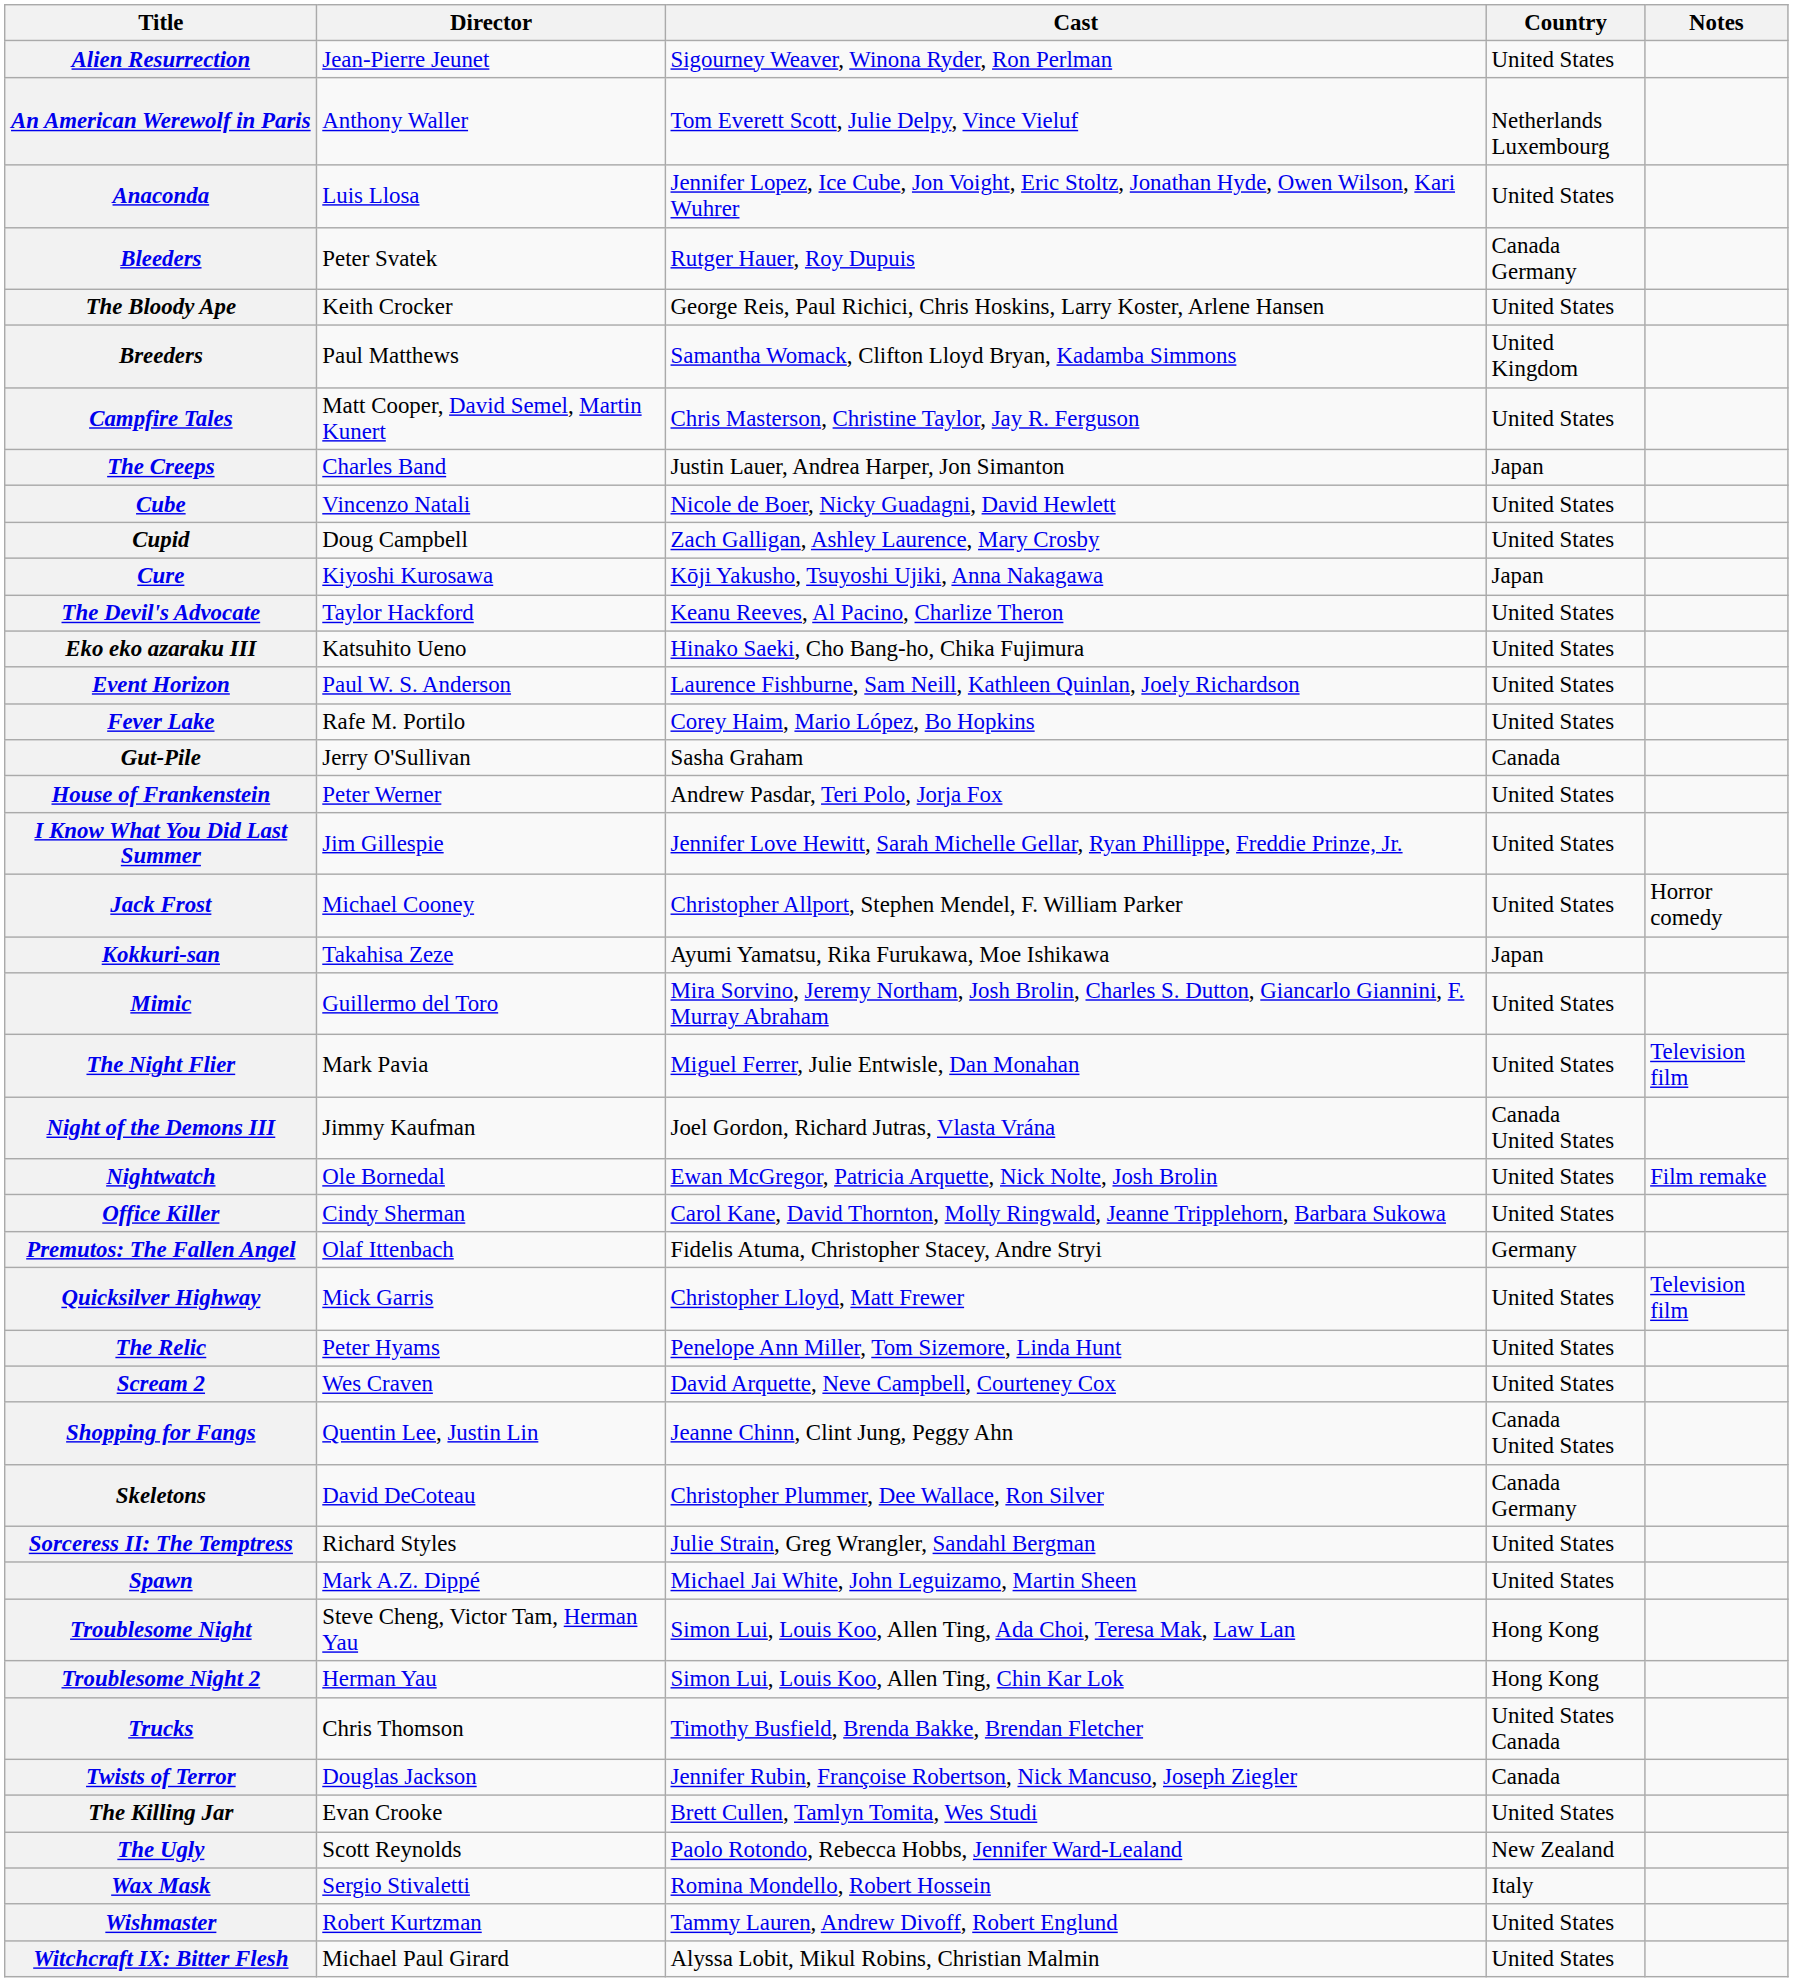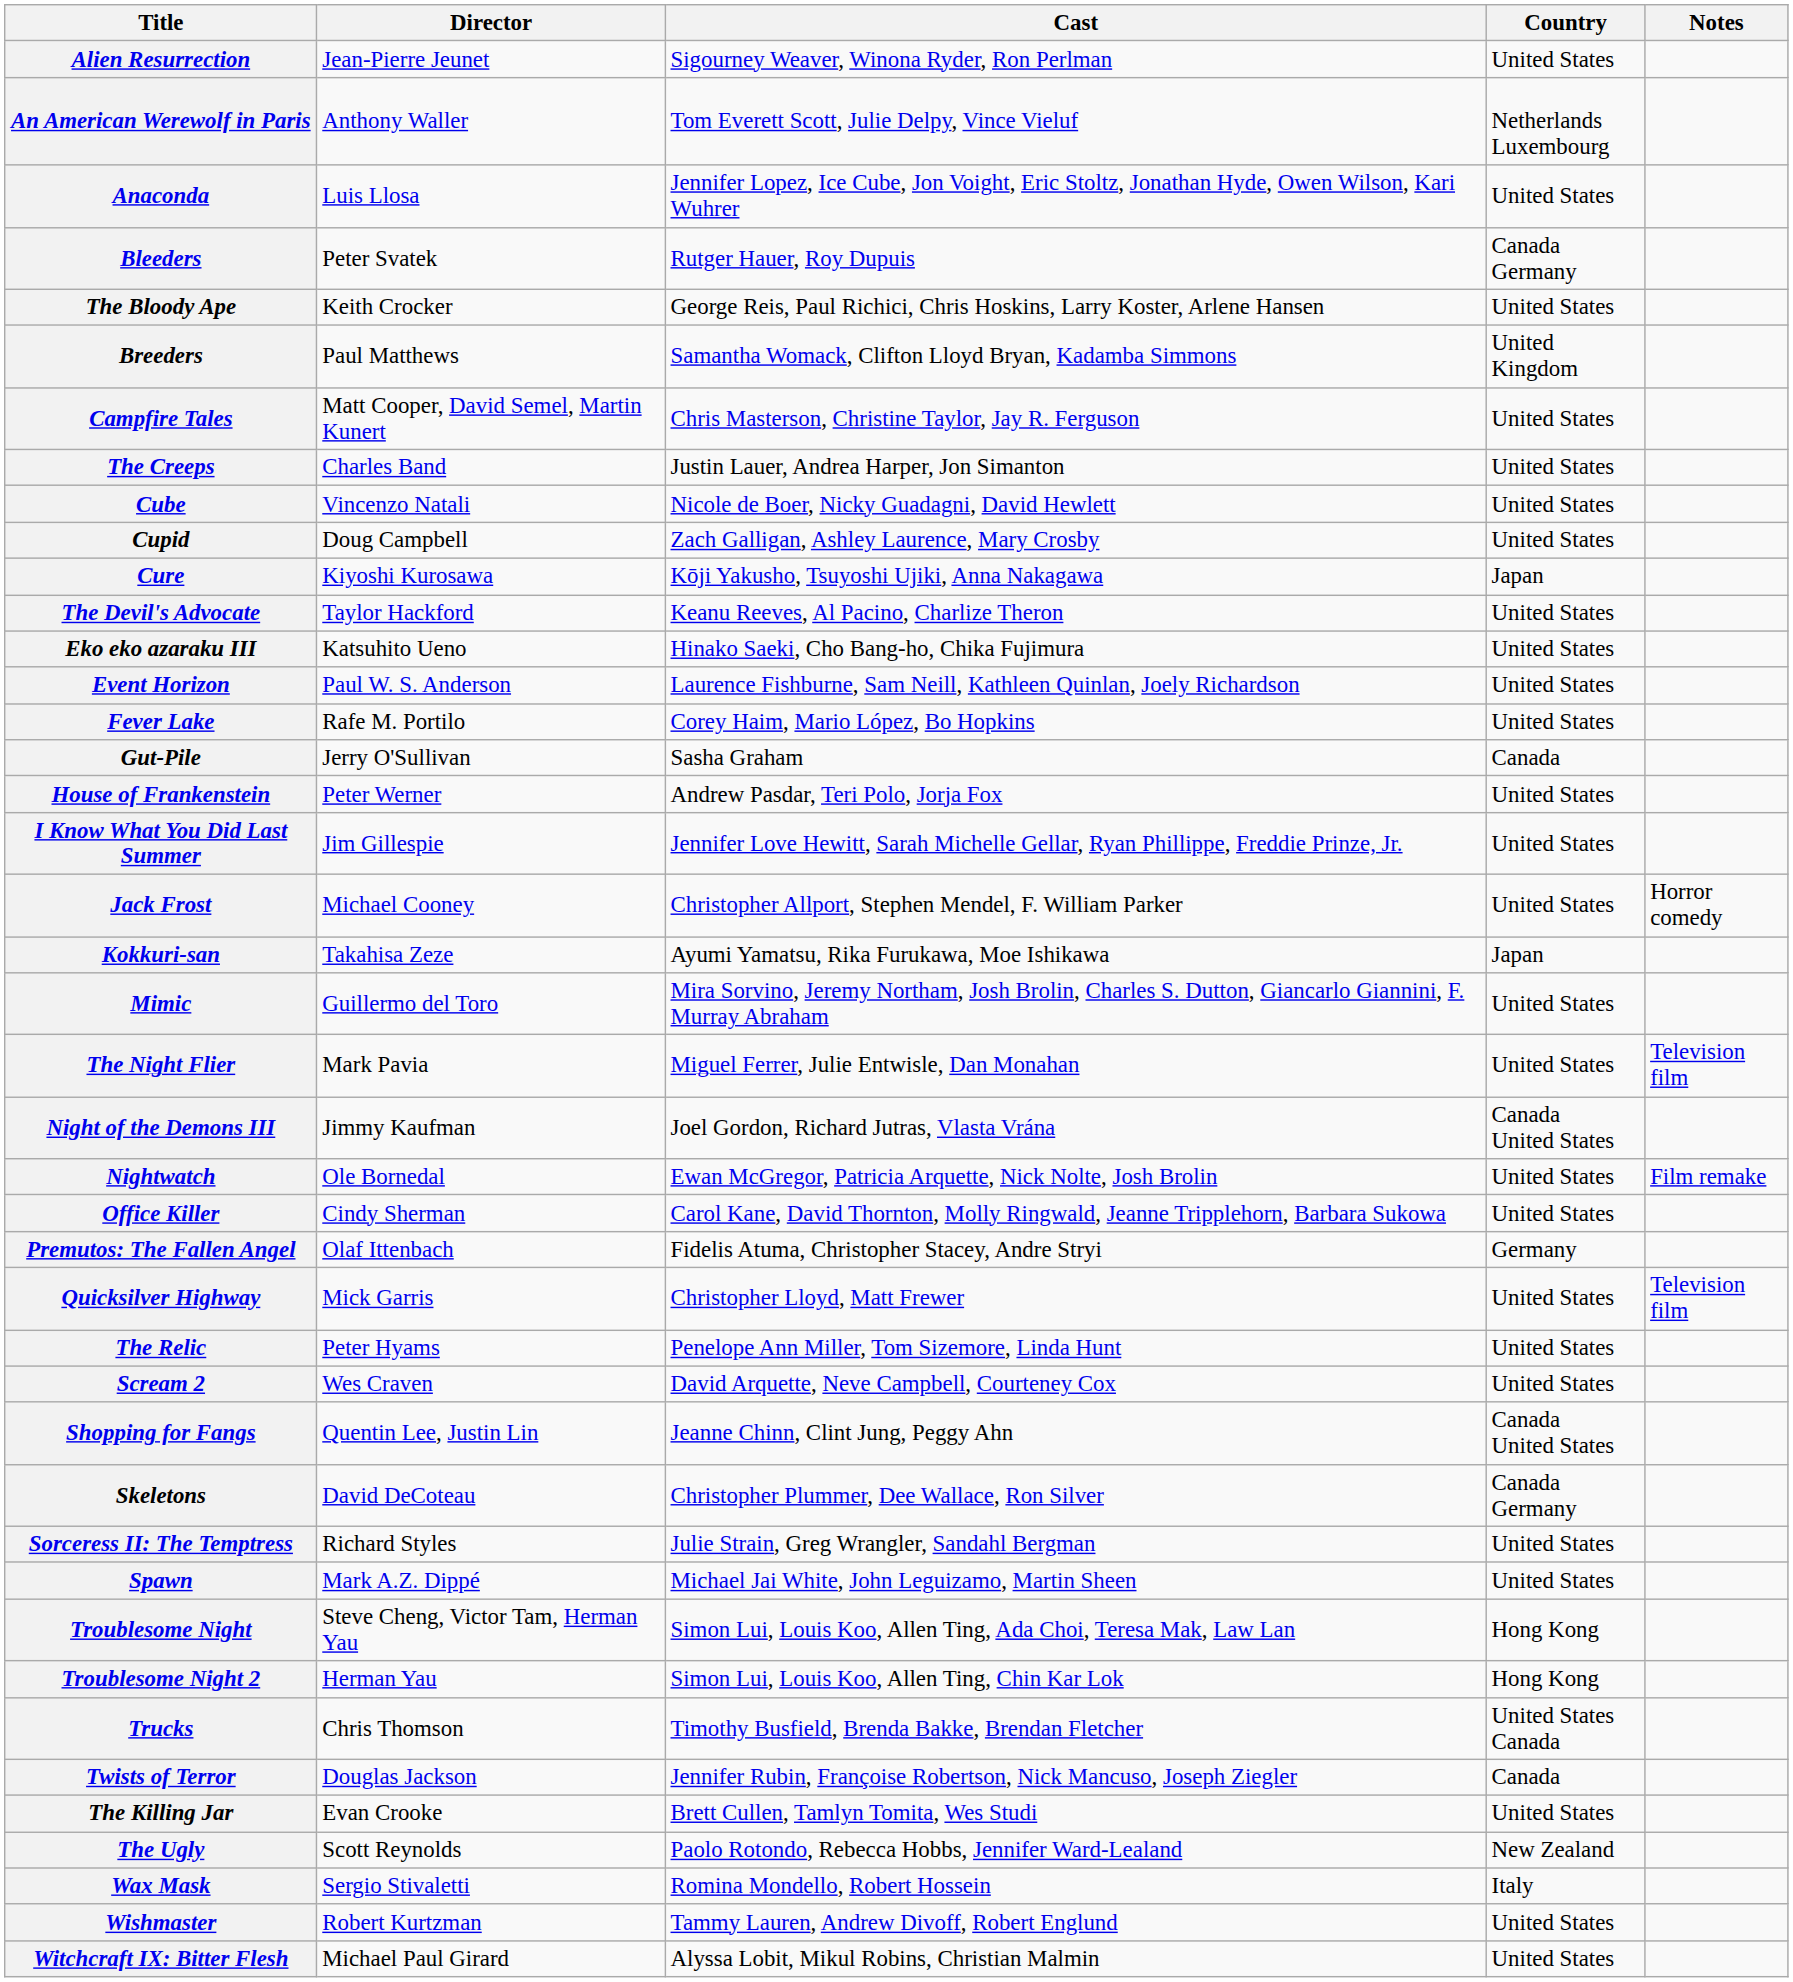(1518, 467) Japan -> (1553, 467) United States
